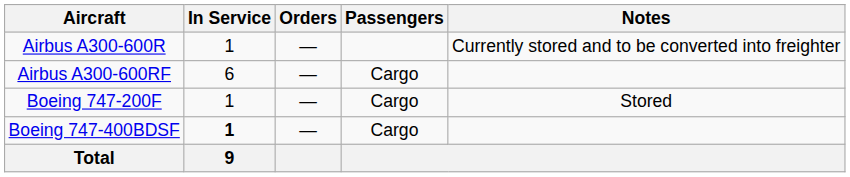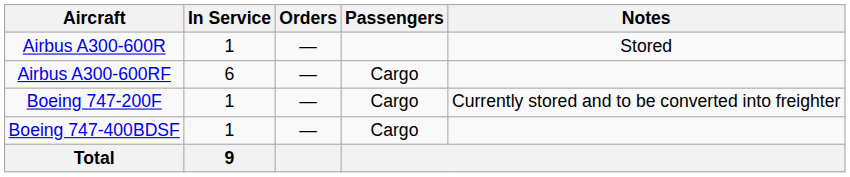(646, 46) Currently stored and to be converted into freighter -> (646, 46) Stored
(646, 102) Stored -> (646, 102) Currently stored and to be converted into freighter
(230, 130) bold -> (230, 130) normal
